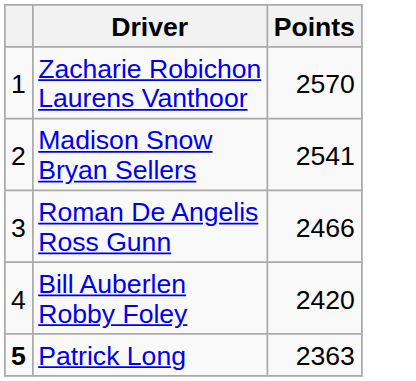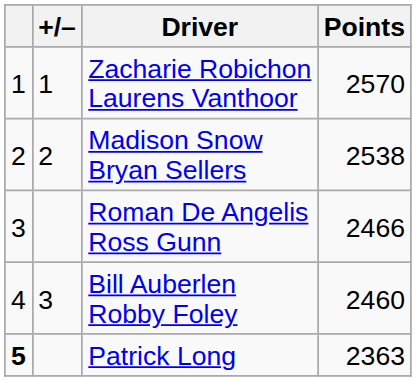+ column: (57, 26)
(325, 155) 2541 -> (375, 155) 2538
(325, 299) 2420 -> (375, 299) 2460
